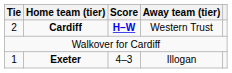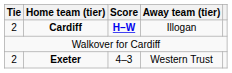(182, 28) Western Trust -> (181, 28) Illogan
(14, 59) 1 -> (14, 59) 2
(181, 59) Illogan -> (182, 59) Western Trust
